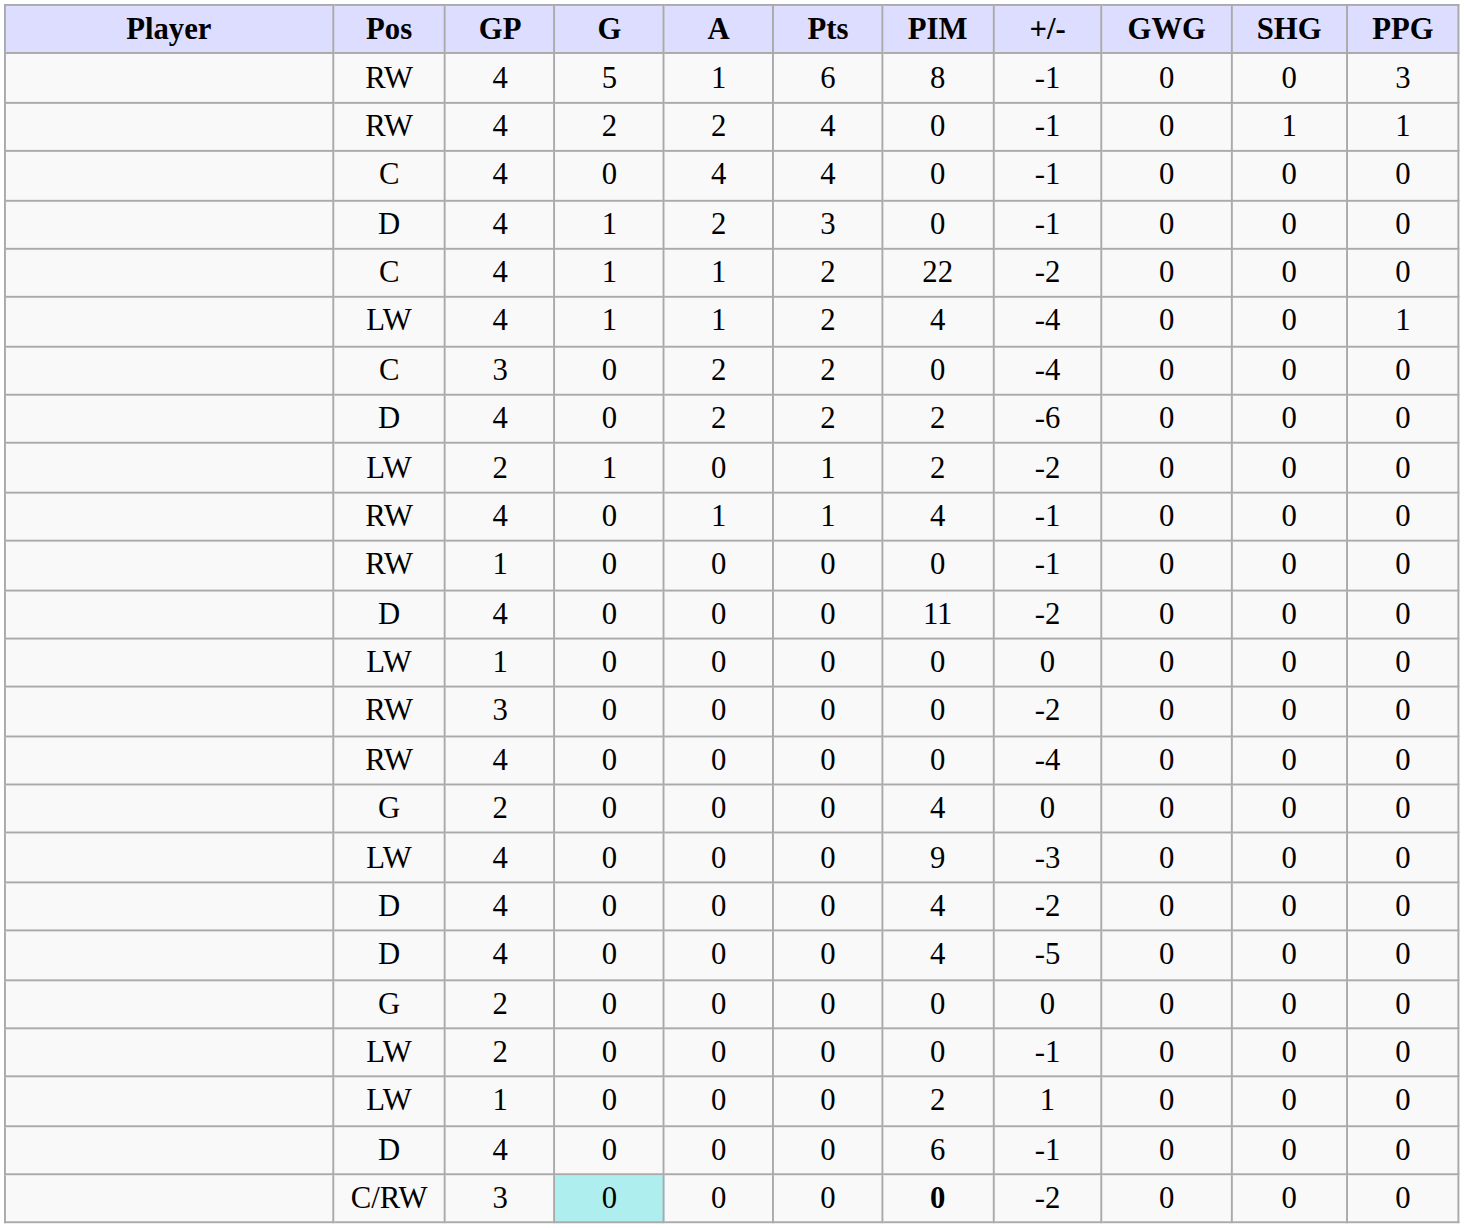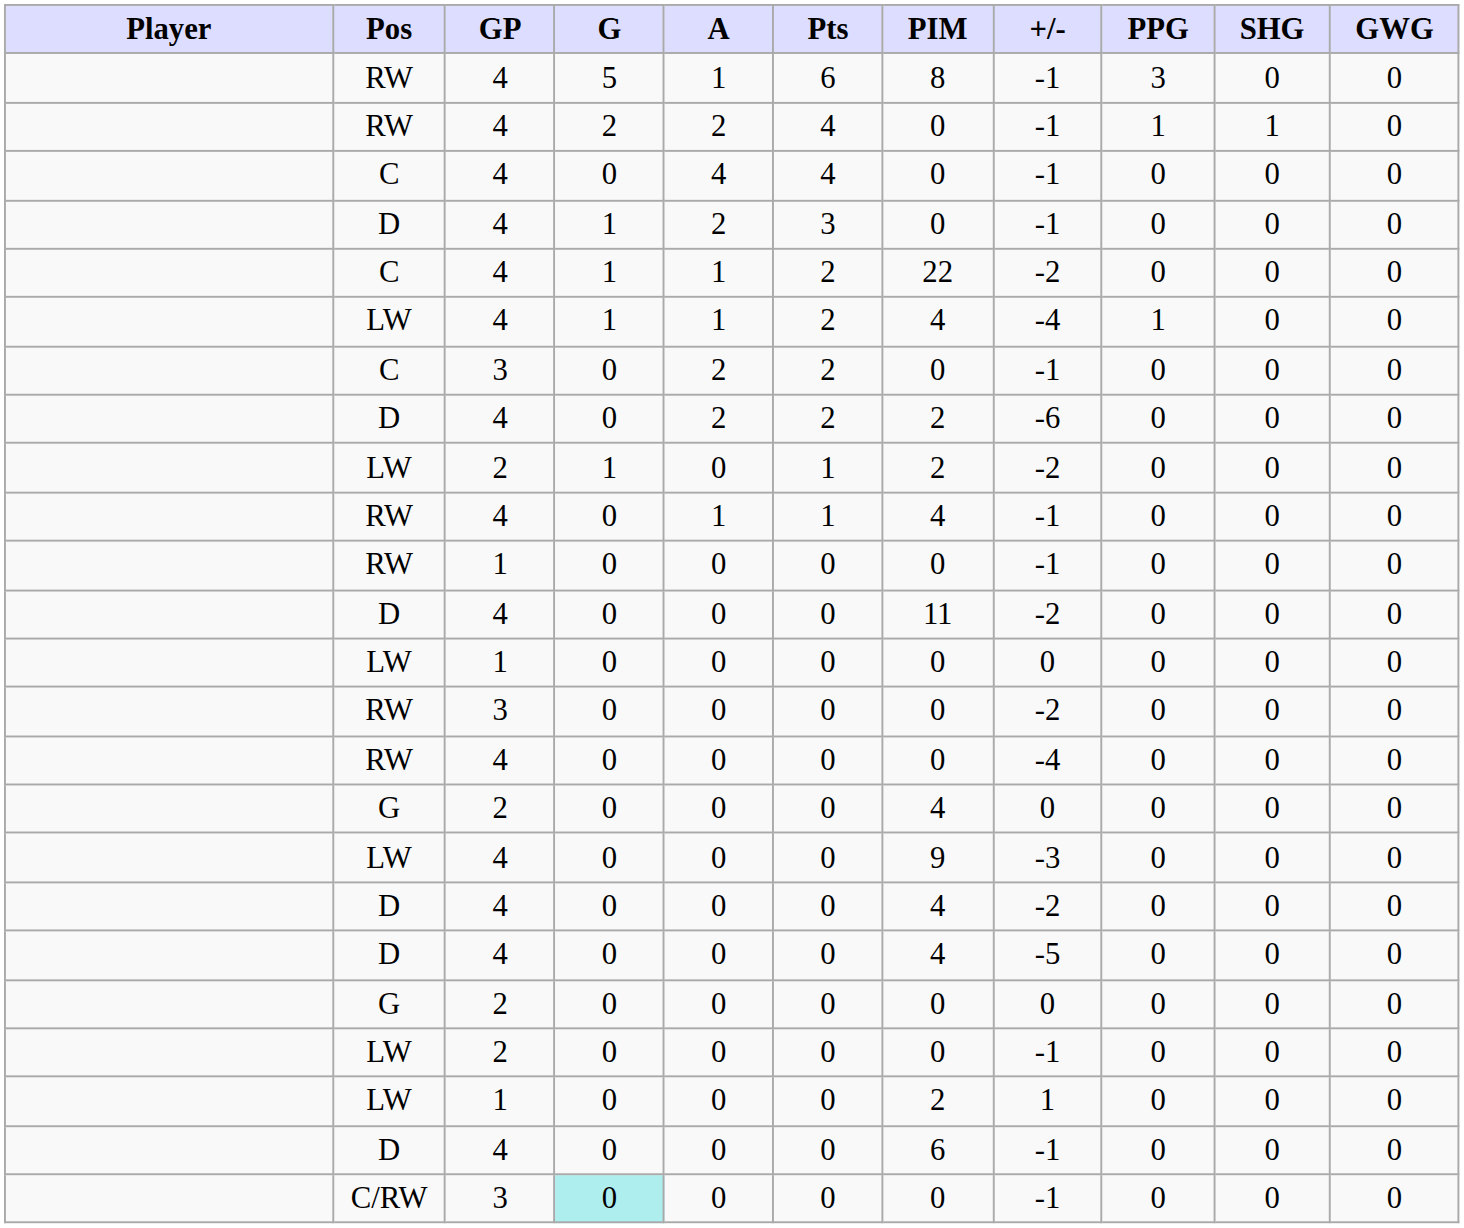columns swapped: (1403, 28) <-> (1167, 28)
(1048, 369) -4 -> (1048, 369) -1
(938, 1198) bold -> (938, 1198) normal
(1048, 1198) -2 -> (1048, 1198) -1
